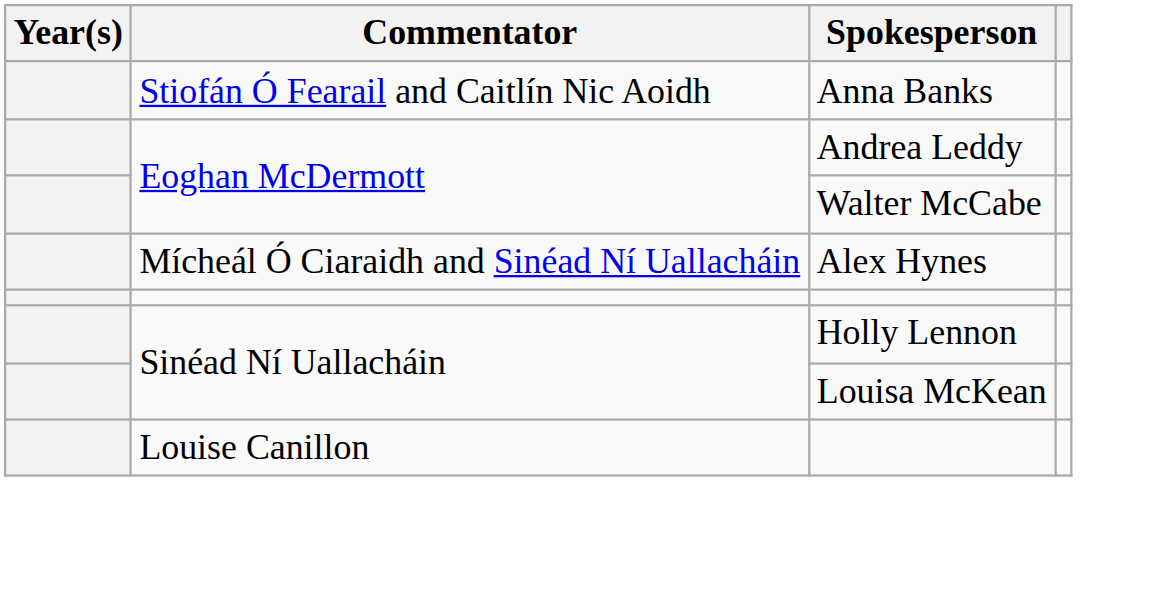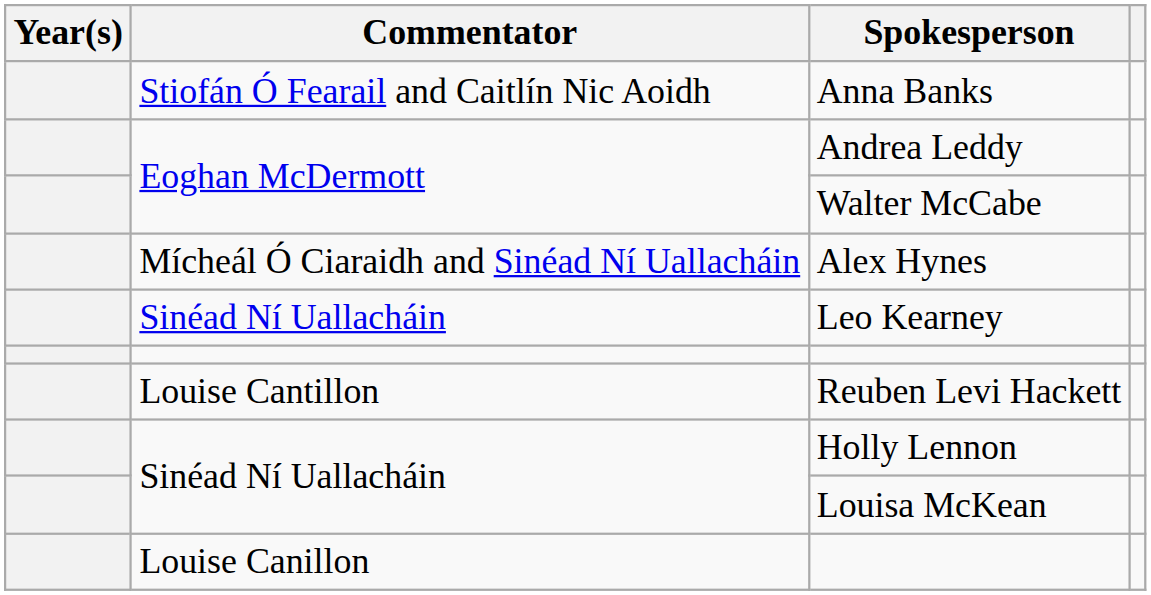+ row: (293, 317)
+ row: (259, 390)
